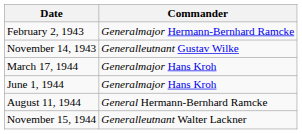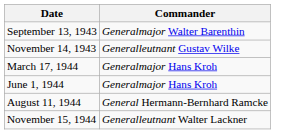- row: (45, 31)
+ row: (52, 31)
